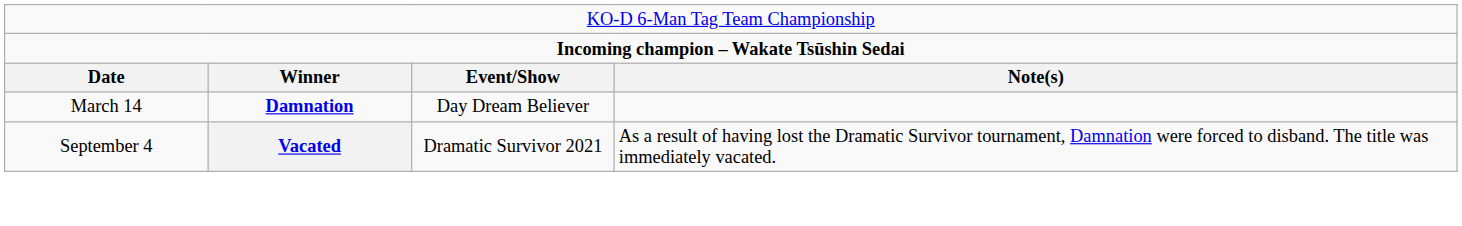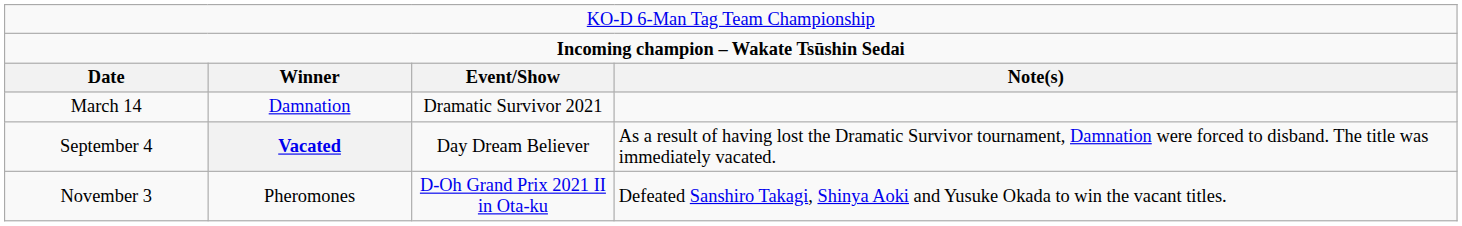(310, 106) bold -> (310, 106) normal
(513, 106) Day Dream Believer -> (513, 106) Dramatic Survivor 2021
(513, 146) Dramatic Survivor 2021 -> (513, 146) Day Dream Believer
+ row: (106, 196)
